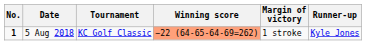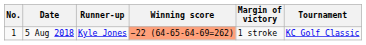columns swapped: (115, 16) <-> (335, 16)
(14, 34) bold -> (14, 34) normal
